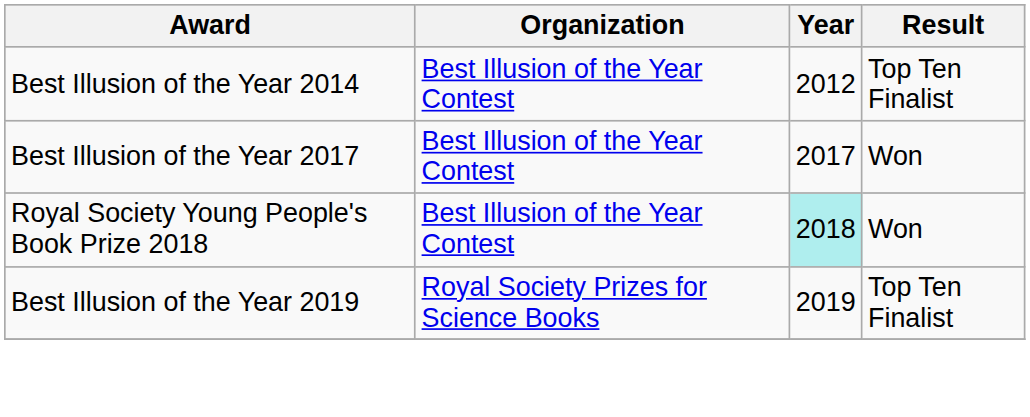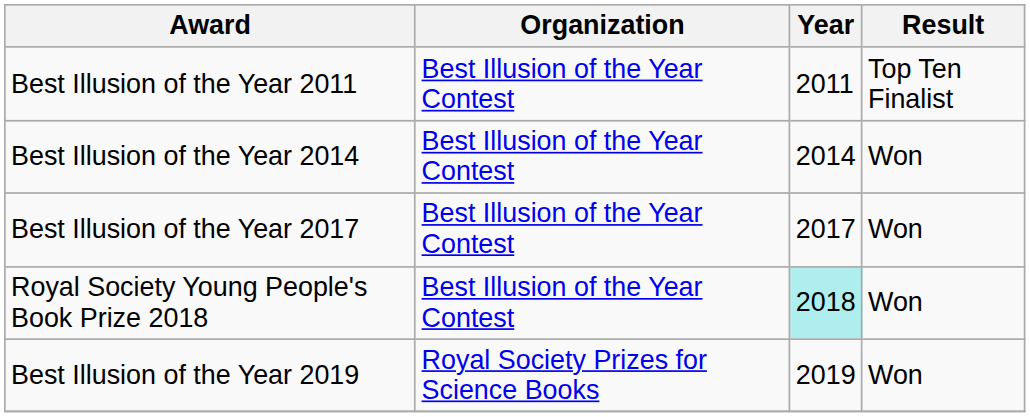+ row: (184, 83)
(826, 83) 2012 -> (826, 156) 2014
(915, 83) Top Ten Finalist -> (895, 156) Won
(915, 302) Top Ten Finalist -> (895, 375) Won
